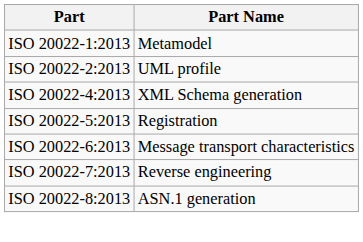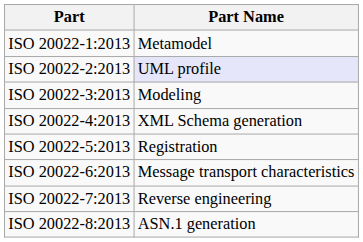(179, 69) no background -> (179, 69) lavender background
+ row: (69, 95)
